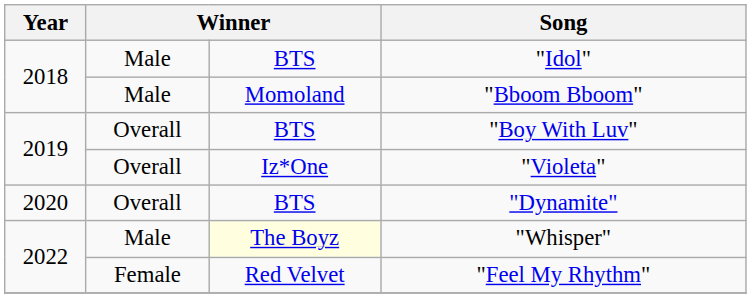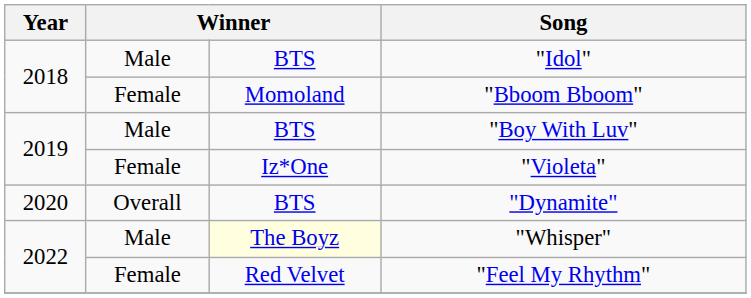(147, 94) Male -> (147, 94) Female
(147, 130) Overall -> (147, 130) Male
(147, 166) Overall -> (147, 166) Female
